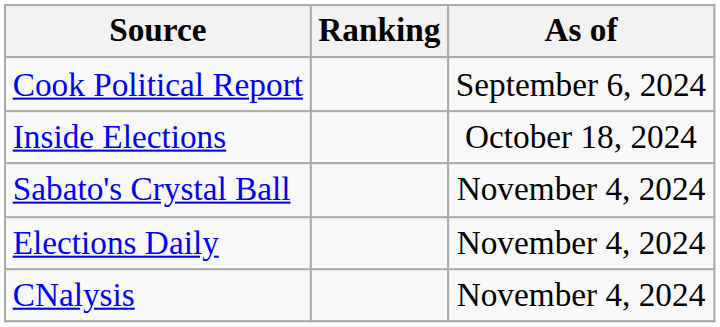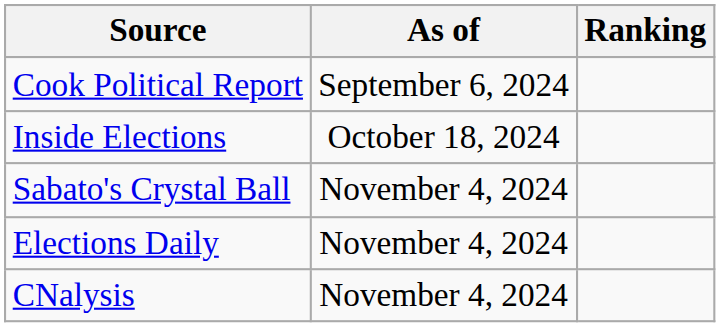columns swapped: (379, 30) <-> (581, 30)
